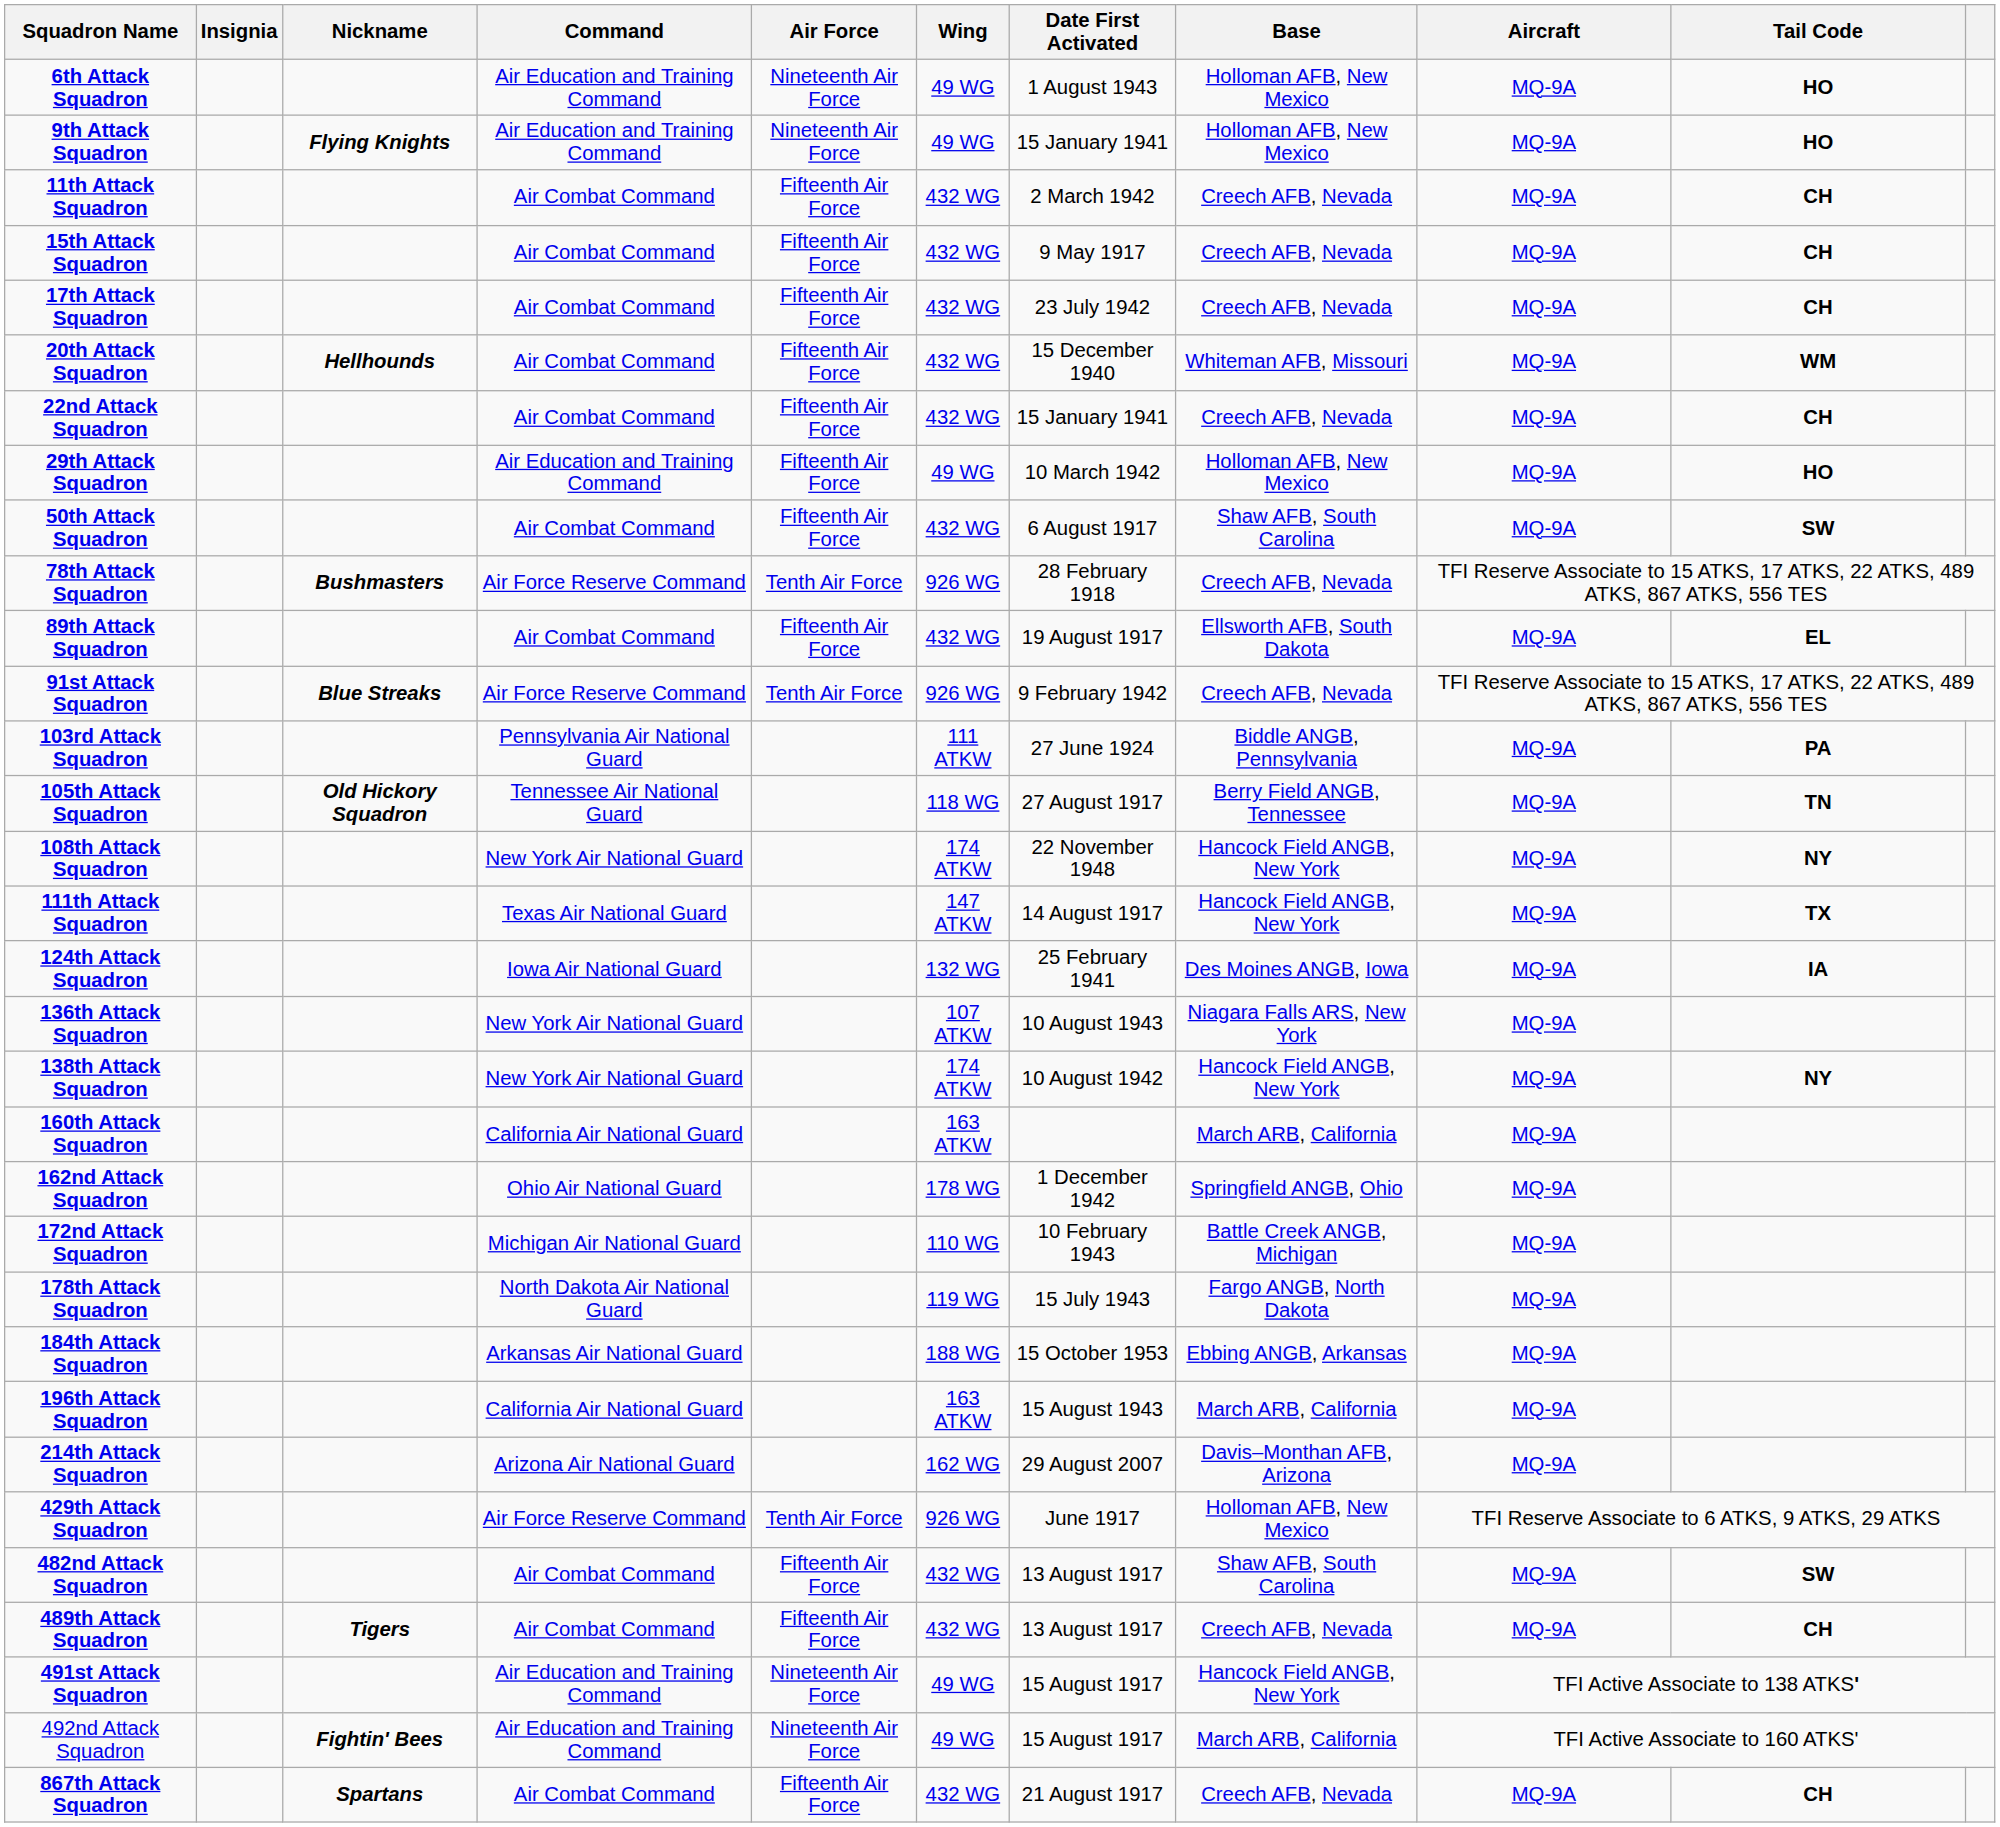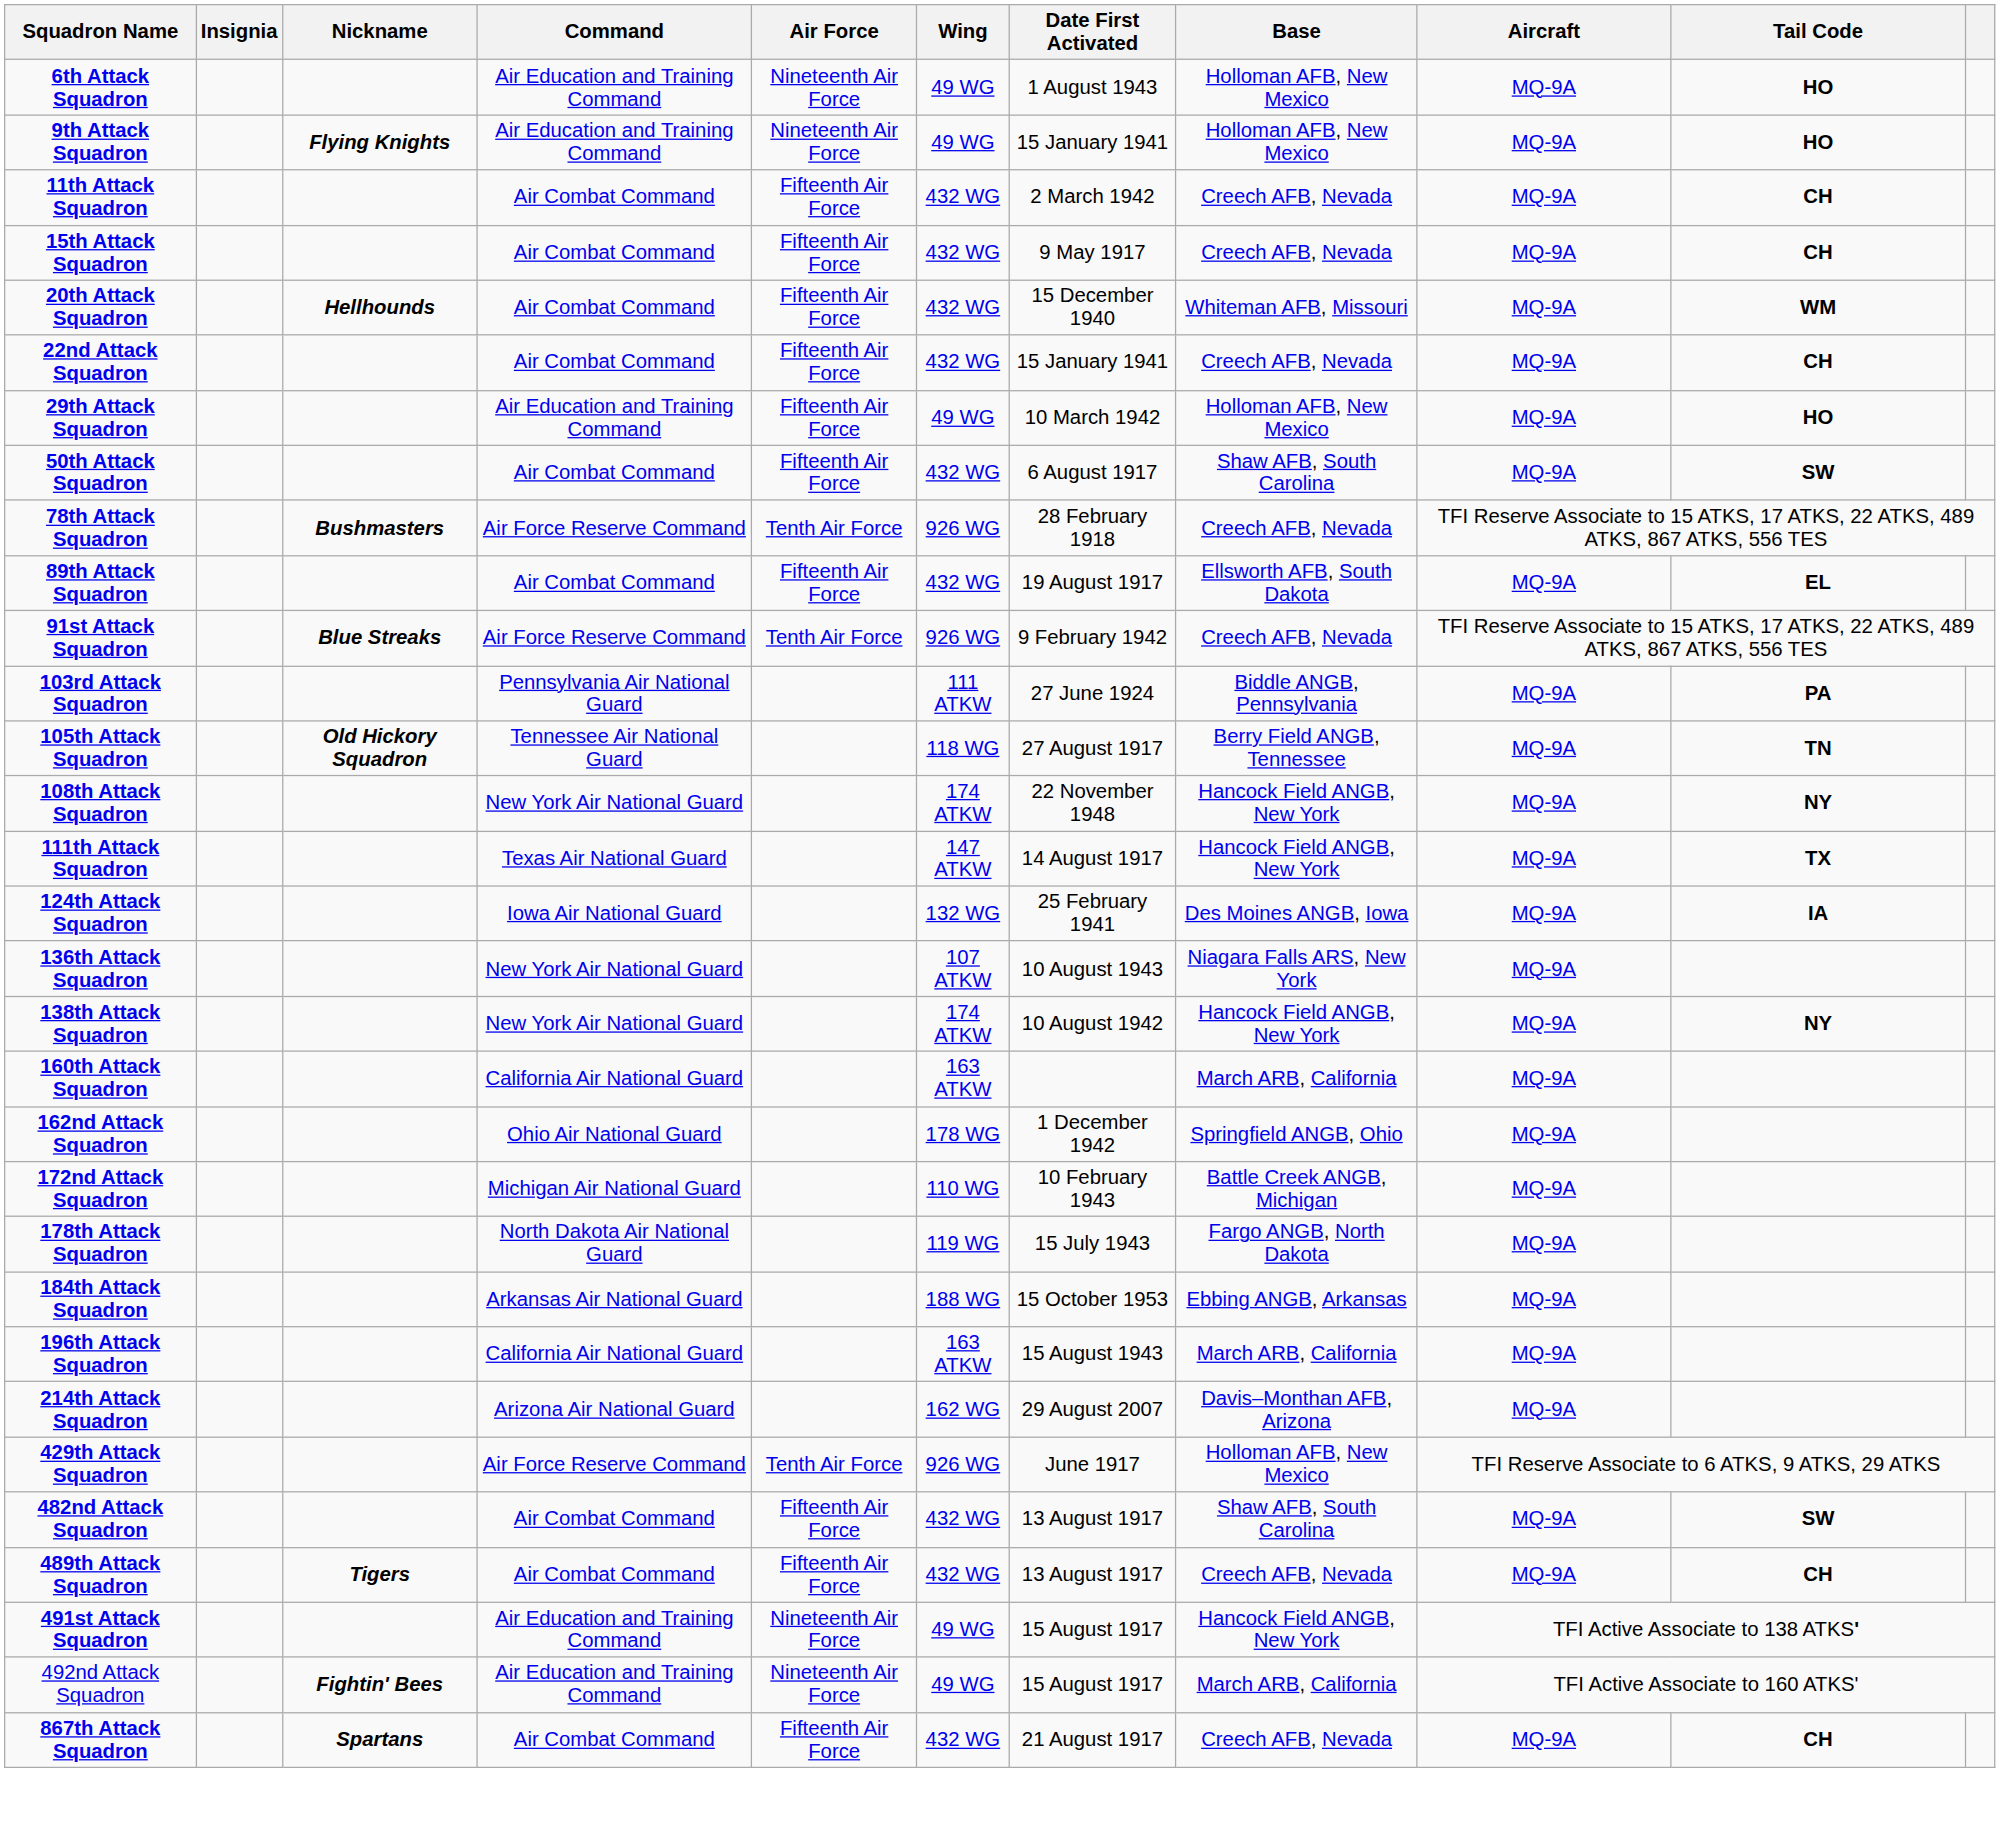- row: (100, 307)
